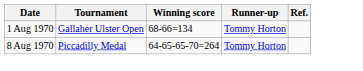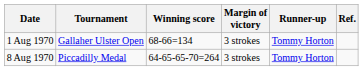+ column: (246, 18)
